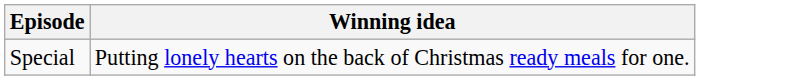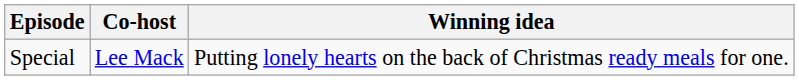+ column: (139, 22)
